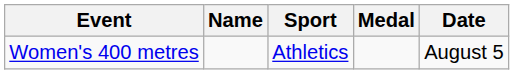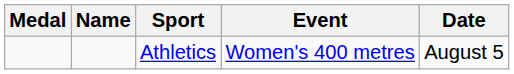columns swapped: (386, 20) <-> (104, 20)
